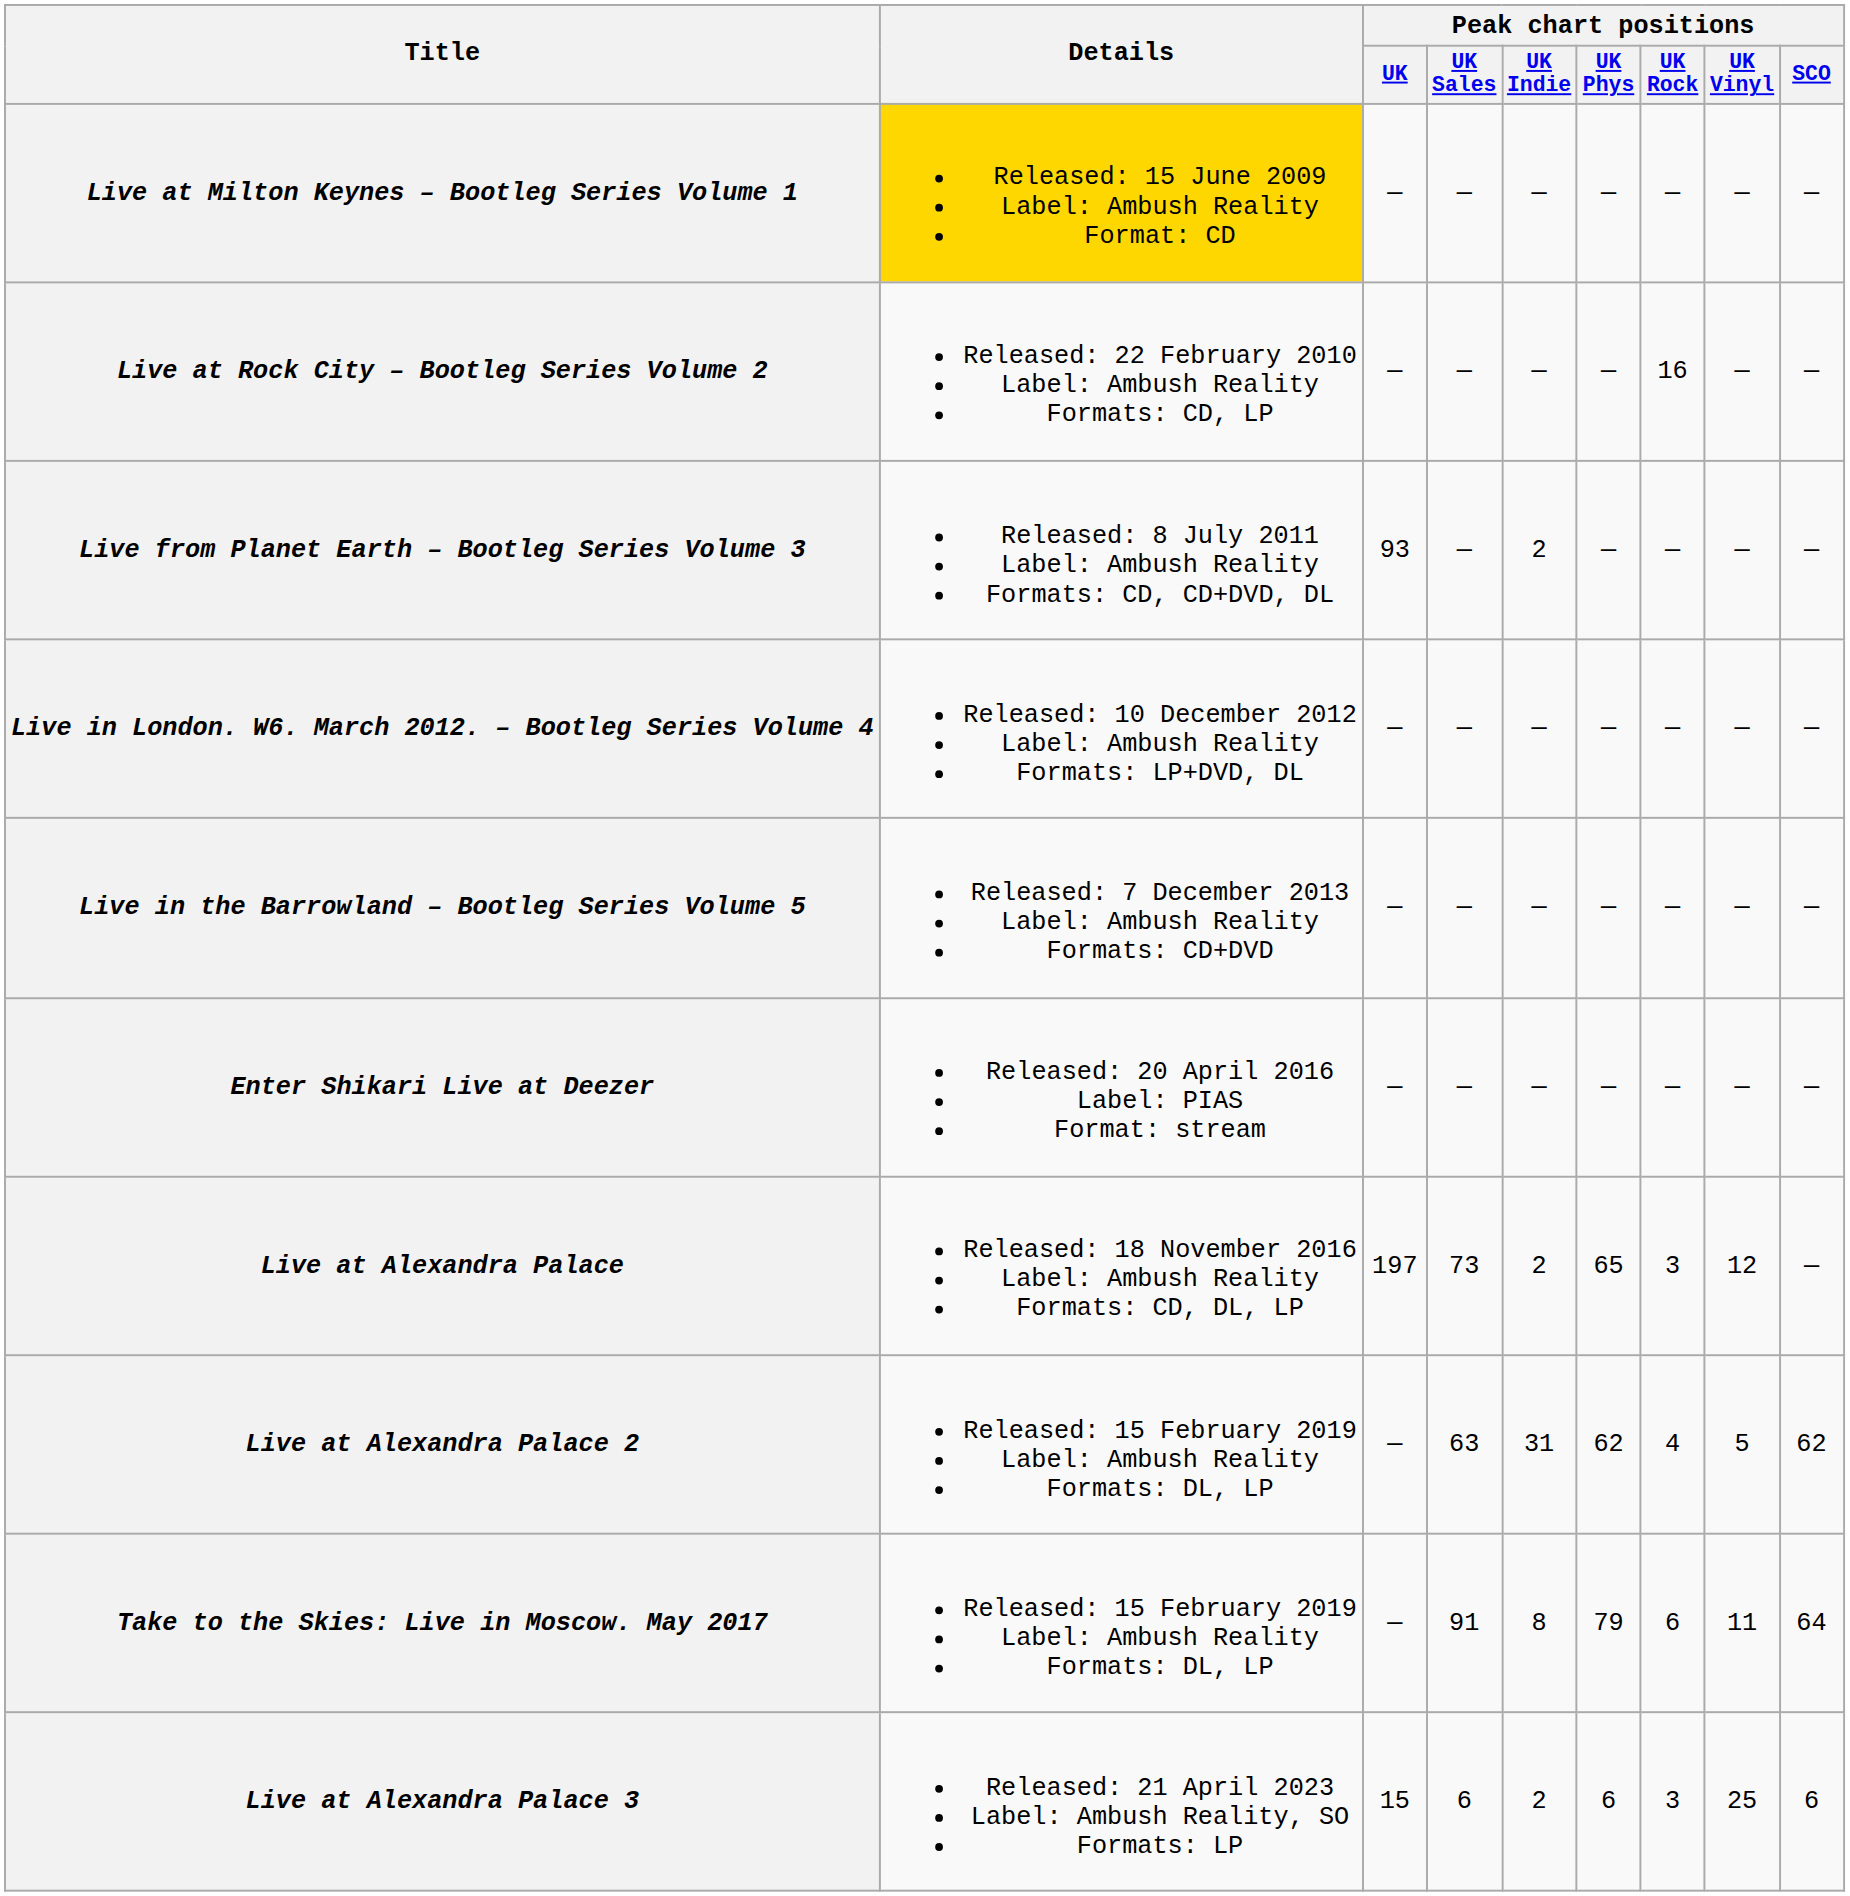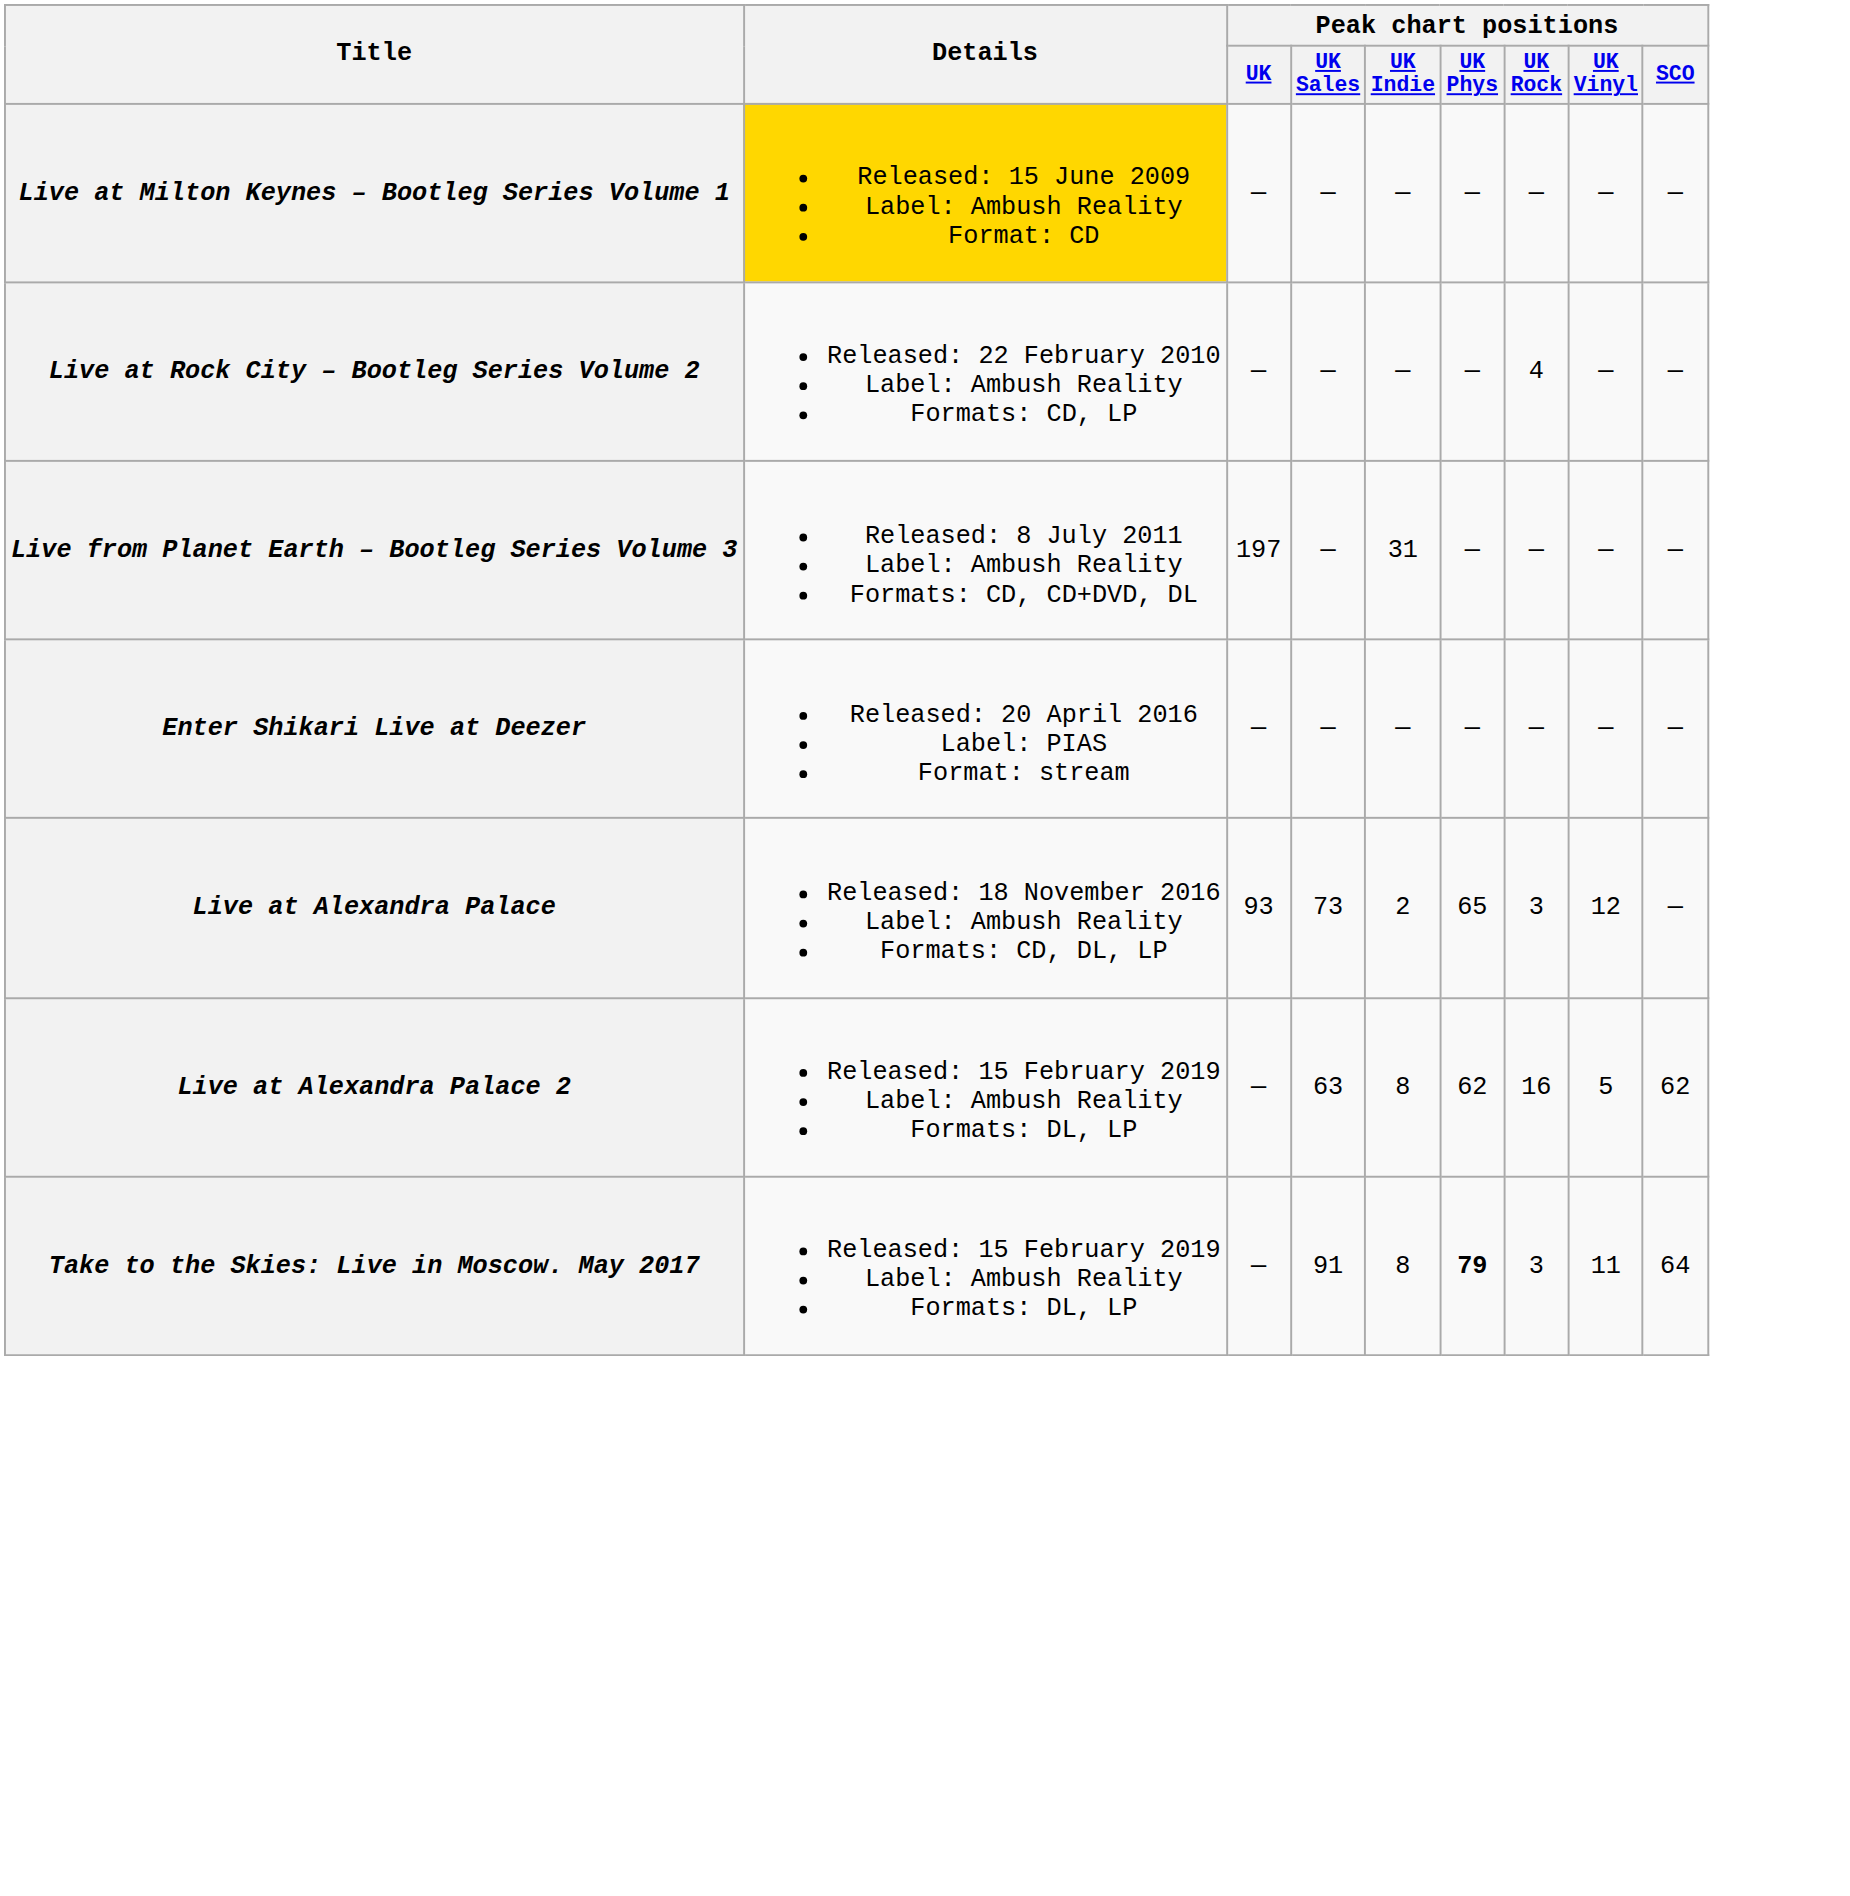(1673, 371) 16 -> (1536, 371) 4
(1395, 550) 93 -> (1259, 550) 197
(1539, 550) 2 -> (1403, 550) 31
- row: (442, 729)
- row: (442, 908)
(1395, 1266) 197 -> (1259, 908) 93
(1539, 1444) 31 -> (1403, 1087) 8
(1673, 1444) 4 -> (1536, 1087) 16
(1609, 1623) normal -> (1472, 1266) bold
(1673, 1623) 6 -> (1536, 1266) 3
- row: (442, 1802)
